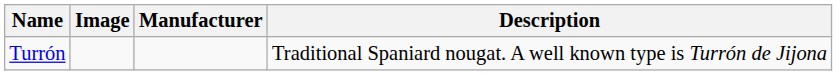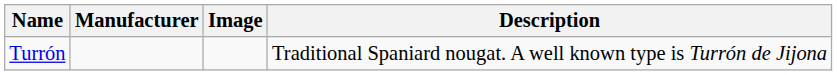columns swapped: (201, 20) <-> (102, 20)
